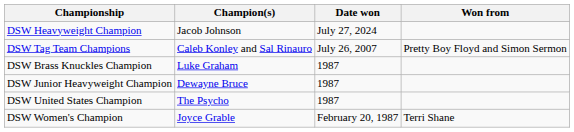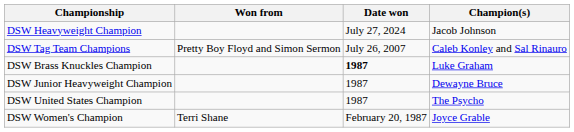columns swapped: (245, 13) <-> (485, 13)
(328, 65) normal -> (357, 65) bold
